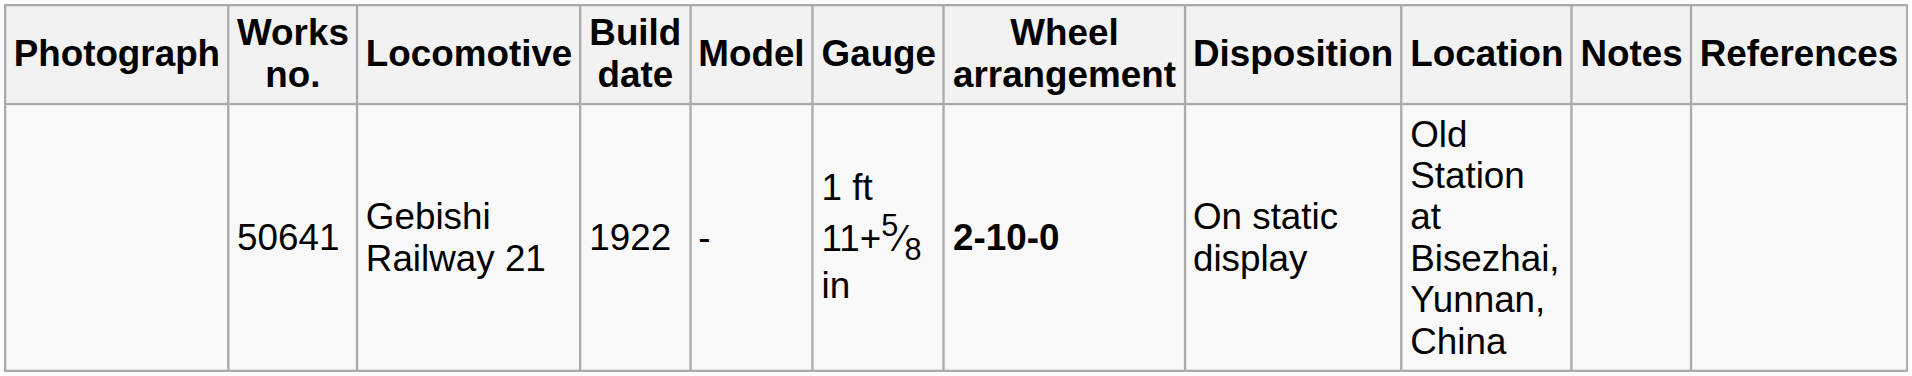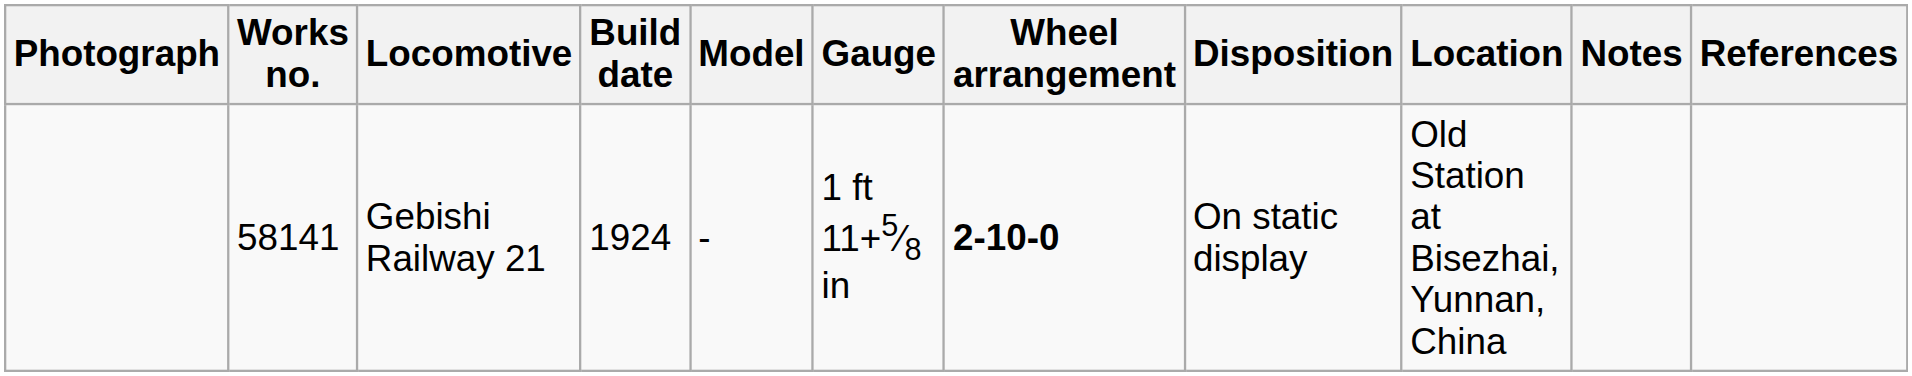(288, 236) 50641 -> (288, 236) 58141
(630, 236) 1922 -> (630, 236) 1924
